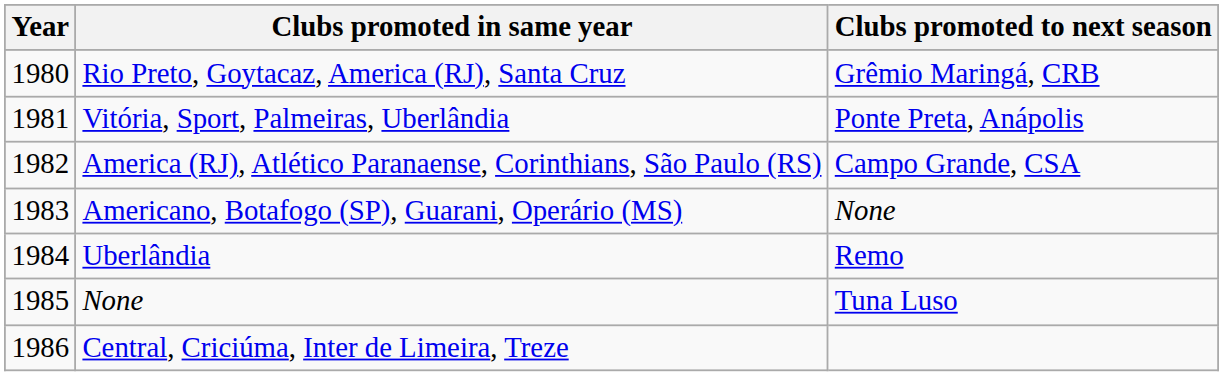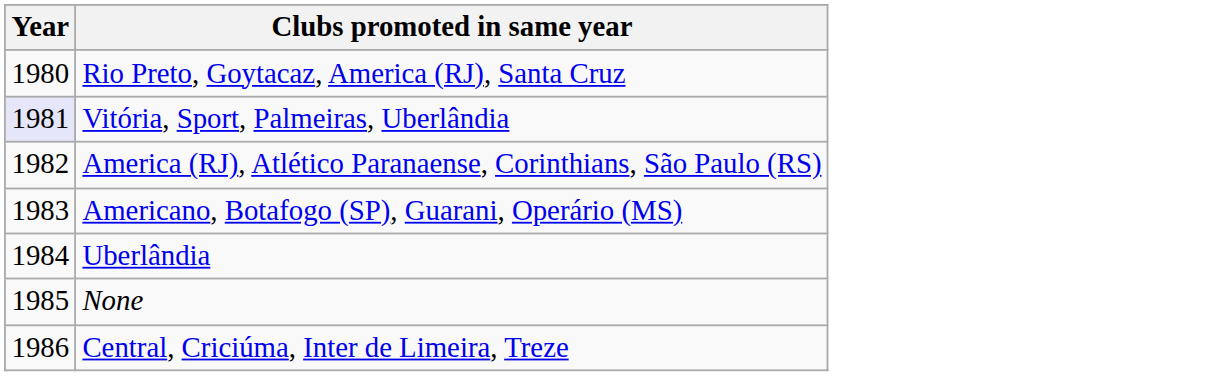- column: (1023, 27)
(40, 118) no background -> (40, 118) lavender background
